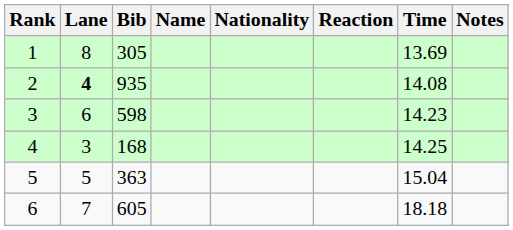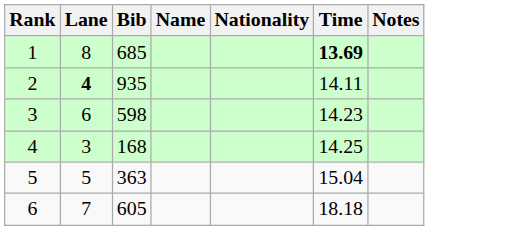- column: (356, 20)
(132, 51) 305 -> (132, 51) 685
(425, 51) normal -> (341, 51) bold
(425, 83) 14.08 -> (341, 83) 14.11
